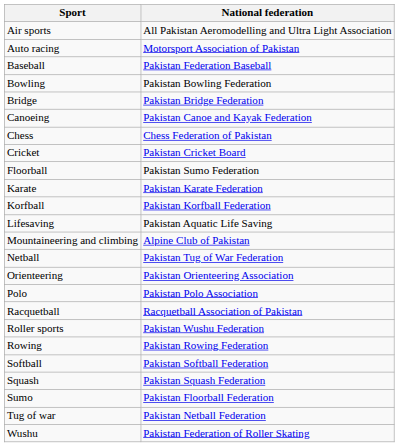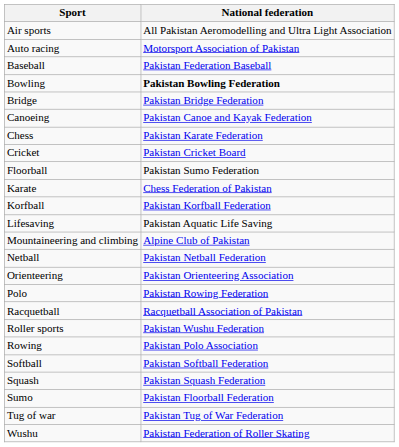(207, 83) normal -> (212, 83) bold
(207, 135) Chess Federation of Pakistan -> (203, 135) Pakistan Karate Federation
(203, 188) Pakistan Karate Federation -> (207, 188) Chess Federation of Pakistan
(213, 258) Pakistan Tug of War Federation -> (205, 258) Pakistan Netball Federation
(201, 293) Pakistan Polo Association -> (206, 293) Pakistan Rowing Federation
(206, 345) Pakistan Rowing Federation -> (201, 345) Pakistan Polo Association
(205, 415) Pakistan Netball Federation -> (213, 415) Pakistan Tug of War Federation
